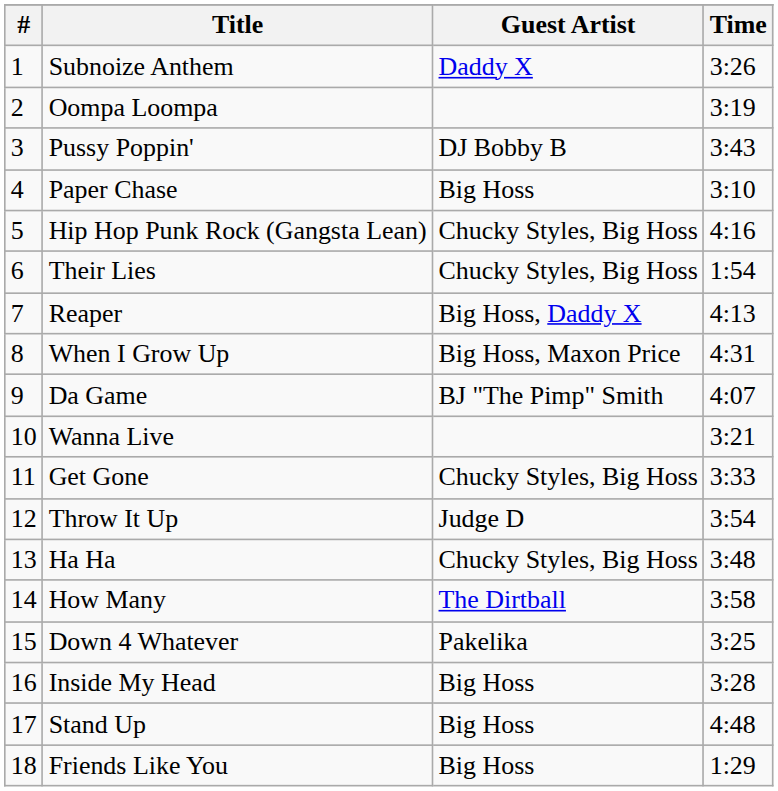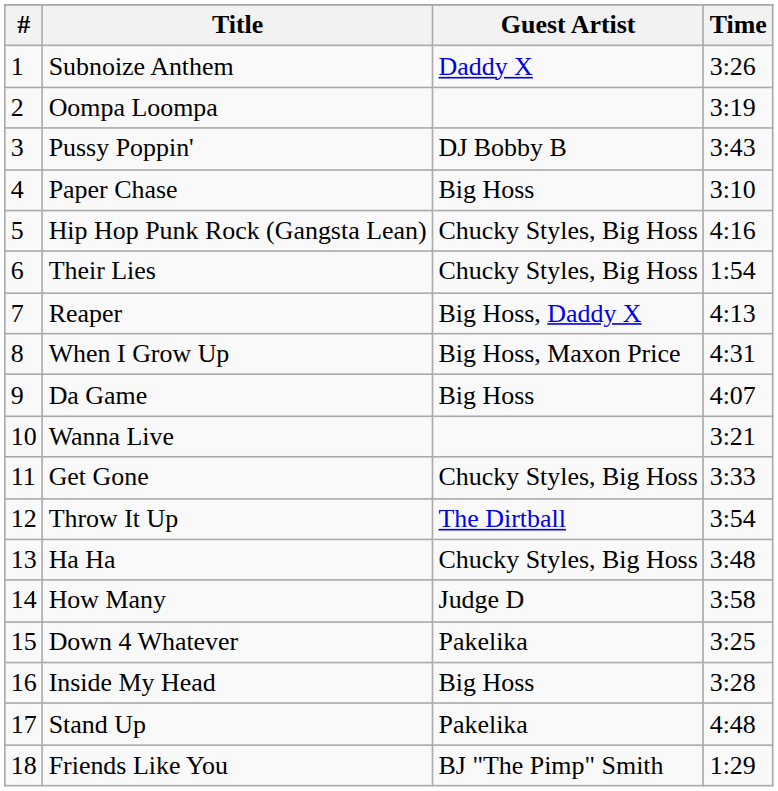(551, 395) BJ "The Pimp" Smith -> (486, 395) Big Hoss
(481, 518) Judge D -> (502, 518) The Dirtball
(502, 600) The Dirtball -> (481, 600) Judge D
(486, 723) Big Hoss -> (483, 723) Pakelika
(486, 764) Big Hoss -> (551, 764) BJ "The Pimp" Smith
